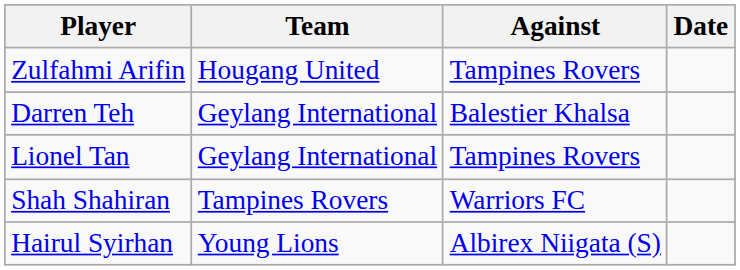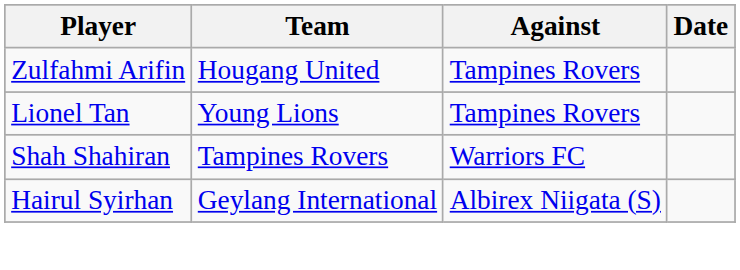- row: (73, 112)
(317, 156) Geylang International -> (268, 112) Young Lions
(268, 243) Young Lions -> (317, 199) Geylang International
